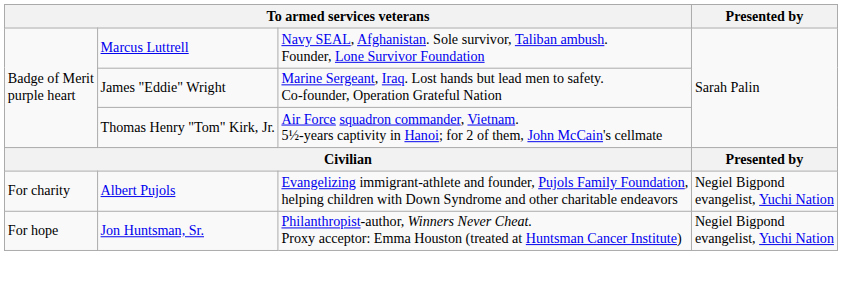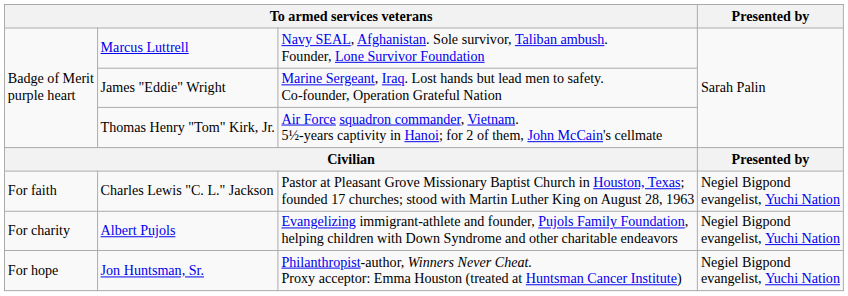+ row: (187, 191)
